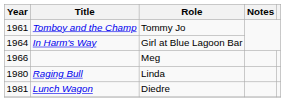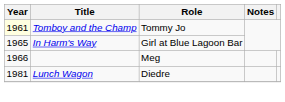(17, 27) no background -> (17, 27) lightyellow background
(17, 43) 1964 -> (17, 43) 1965
- row: (58, 74)
